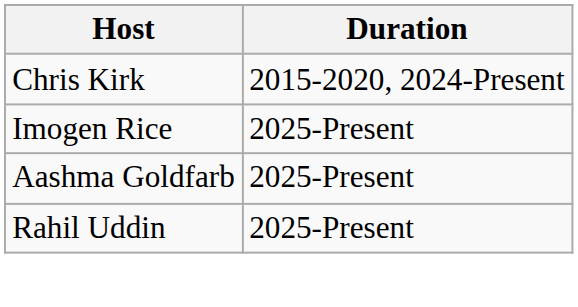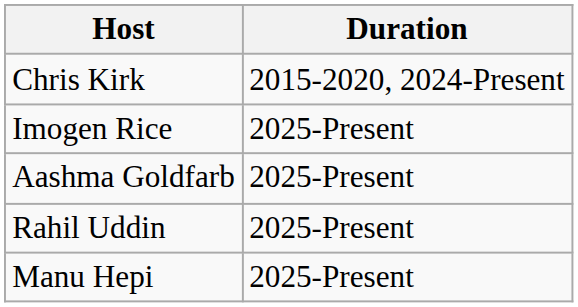+ row: (83, 276)
